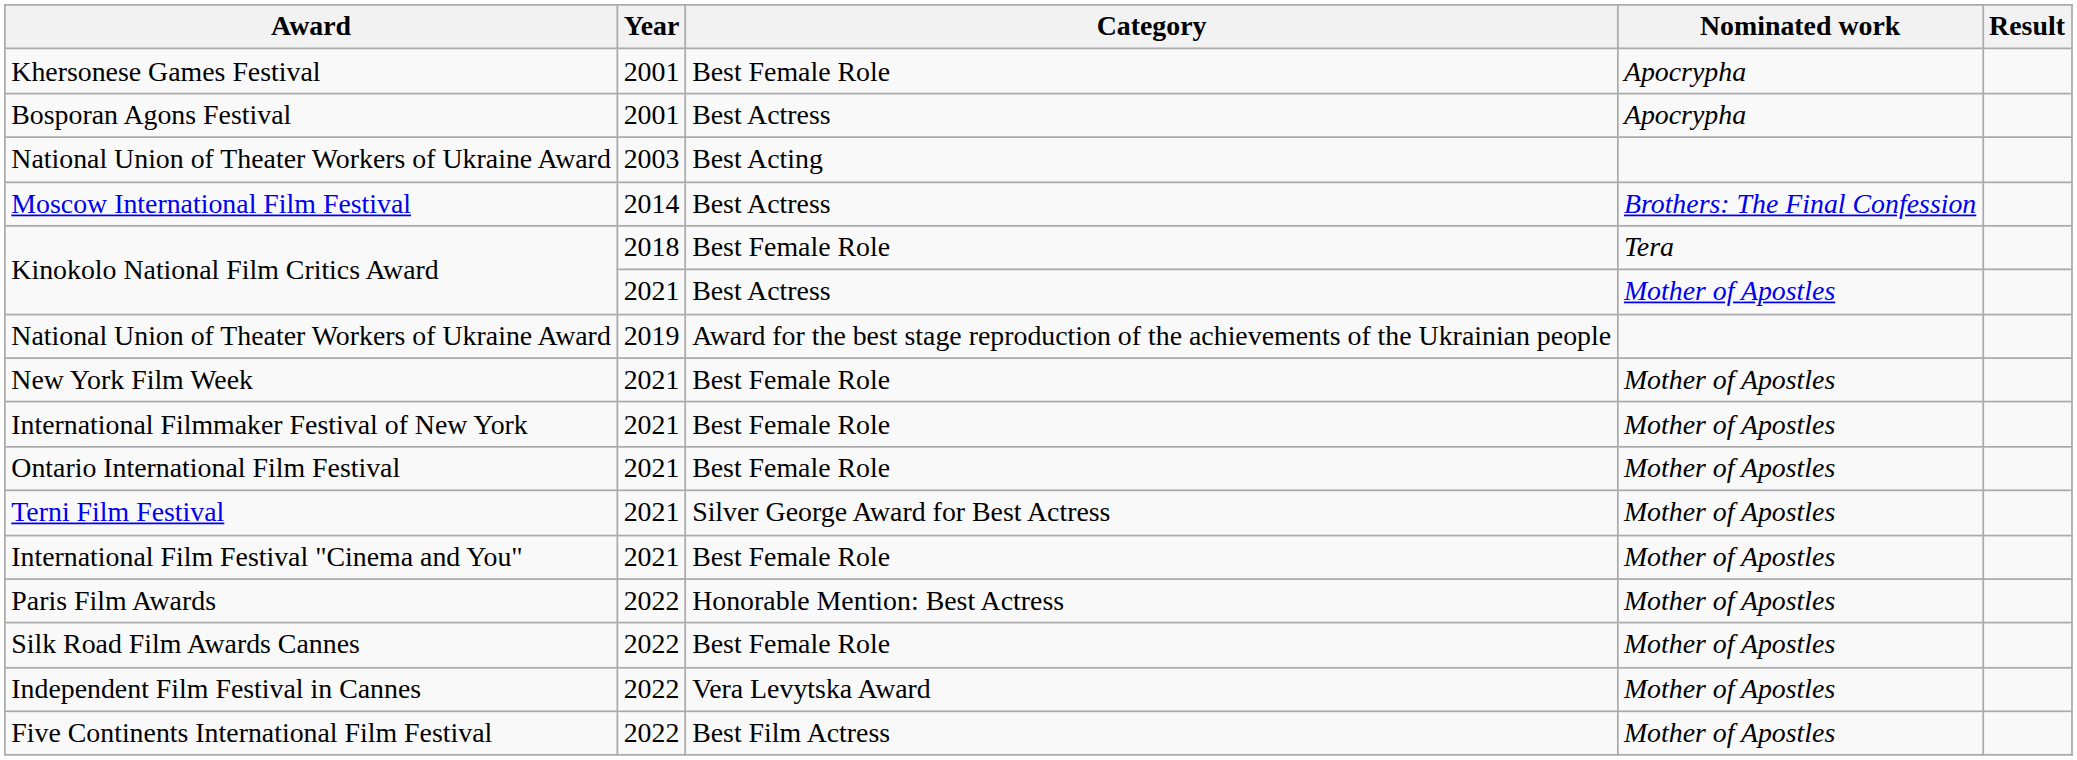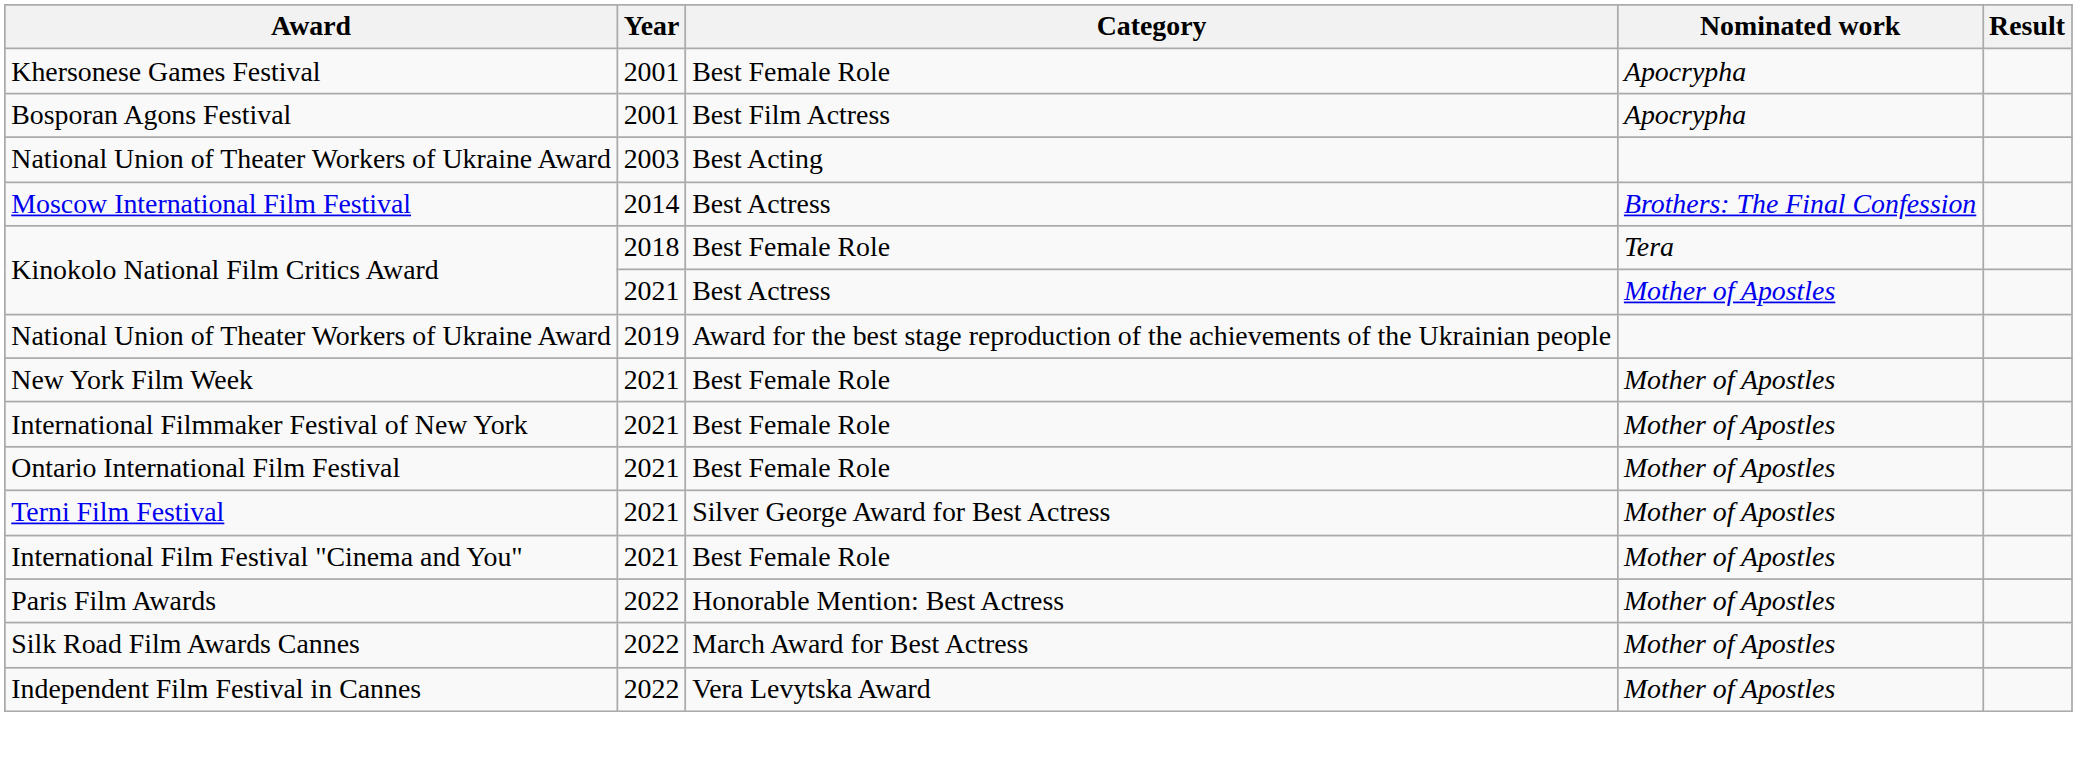(761, 114) Best Actress -> (791, 114) Best Film Actress
(791, 644) Best Female Role -> (860, 644) March Award for Best Actress
- row: (252, 733)
